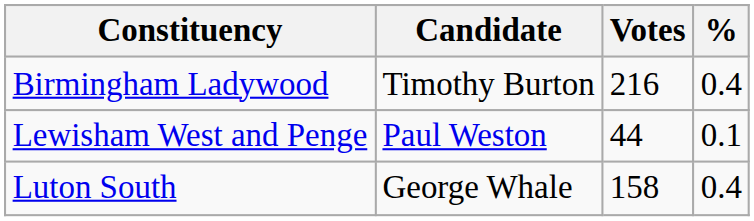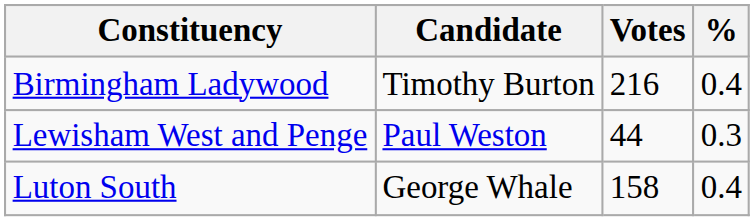(721, 135) 0.1 -> (721, 135) 0.3
